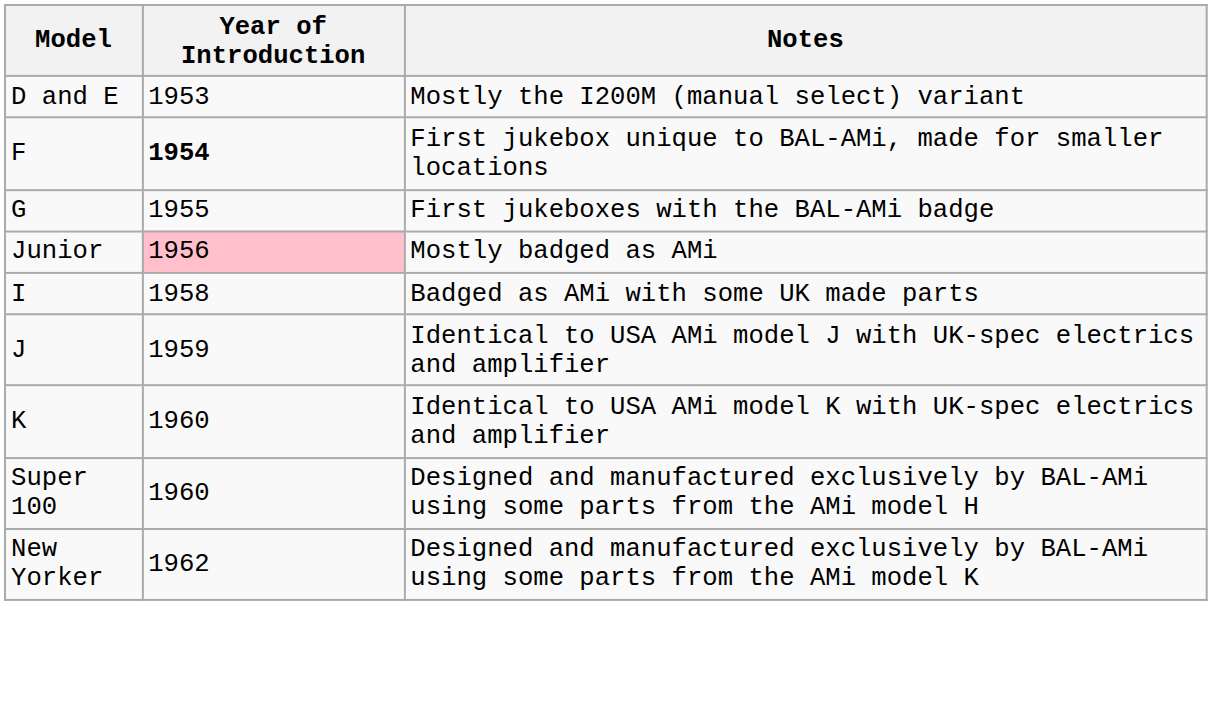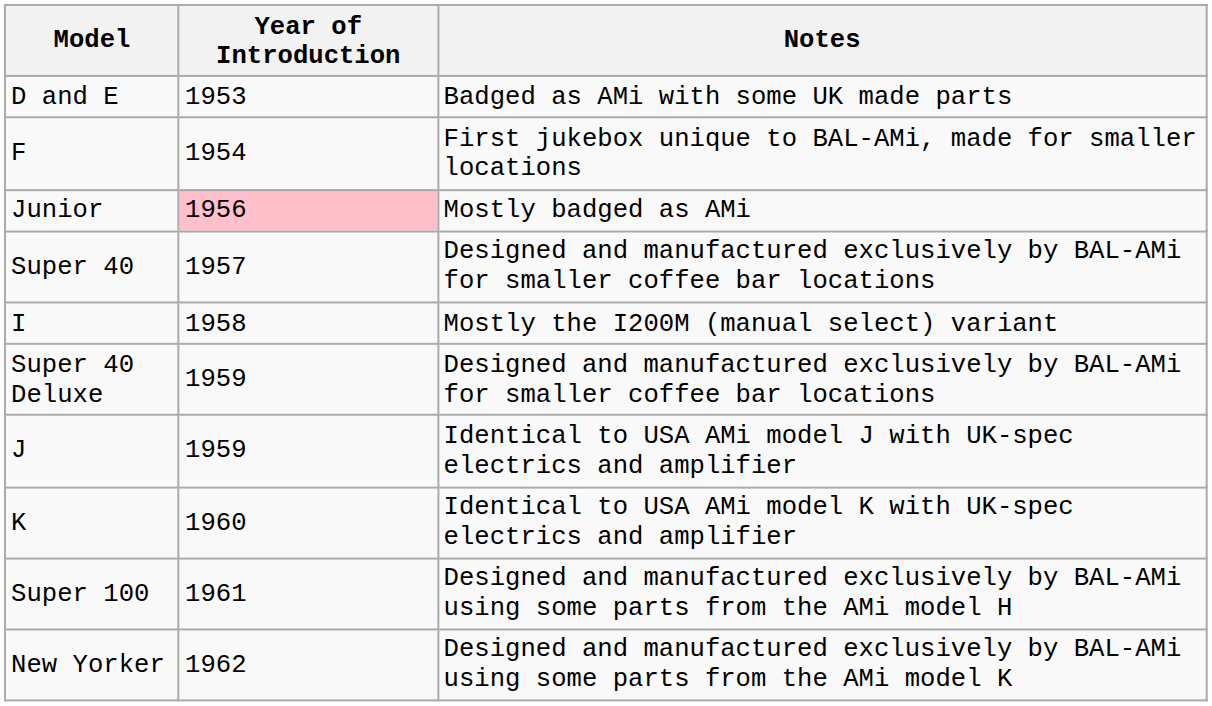(718, 97) Mostly the I200M (manual select) variant -> (728, 97) Badged as AMi with some UK made parts
(179, 154) bold -> (216, 154) normal
- row: (19, 210)
+ row: (73, 267)
(695, 294) Badged as AMi with some UK made parts -> (751, 323) Mostly the I200M (manual select) variant
+ row: (73, 380)
(179, 493) 1960 -> (216, 594) 1961
